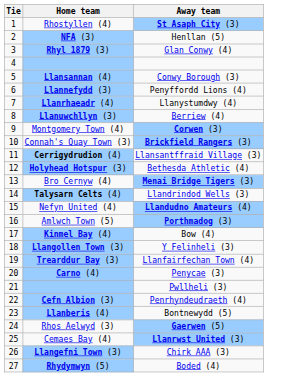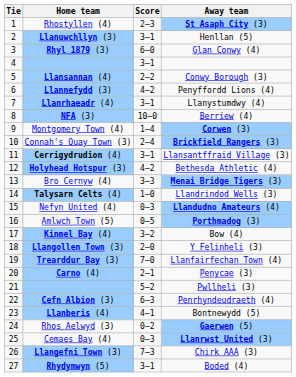+ column: (147, 11)
(78, 37) NFA (3) -> (78, 37) Llanuwchllyn (3)
(78, 116) Llanuwchllyn (3) -> (78, 116) NFA (3)
